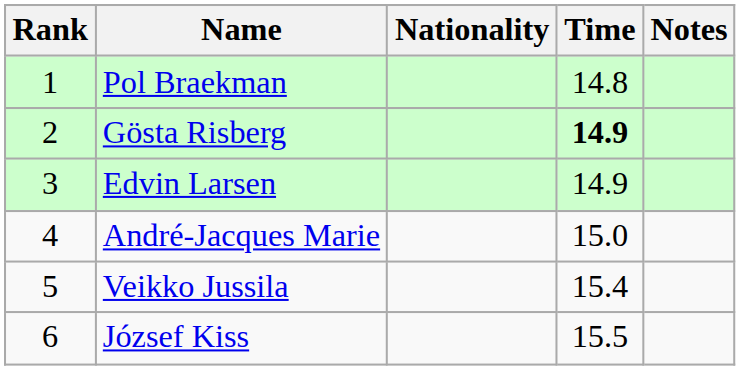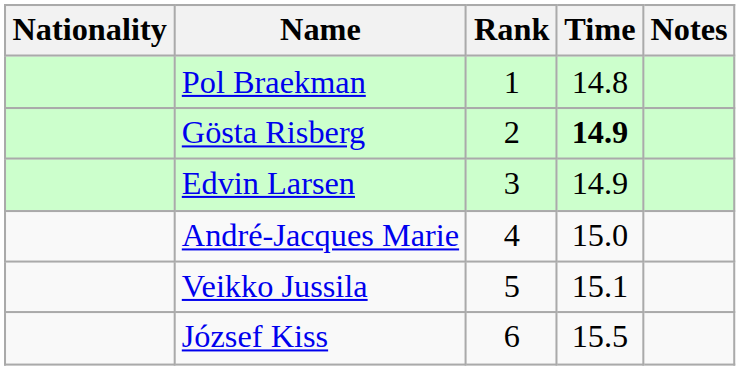columns swapped: (50, 30) <-> (472, 30)
(600, 286) 15.4 -> (600, 286) 15.1
